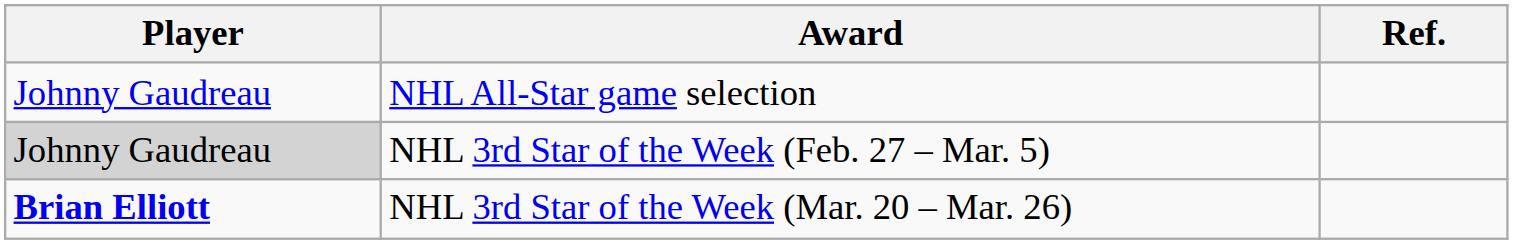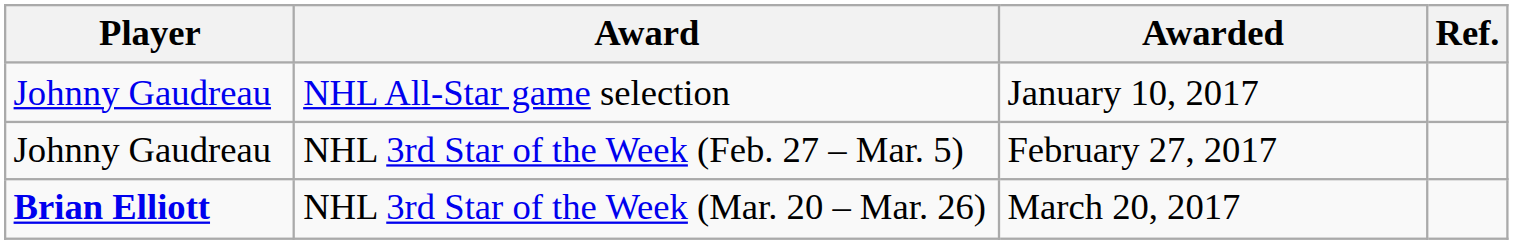+ column: (1213, 33)
(142, 149) lightgrey background -> (142, 149) no background
